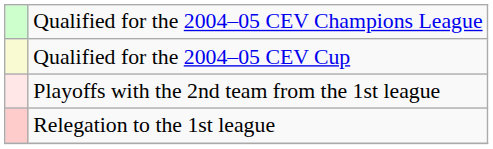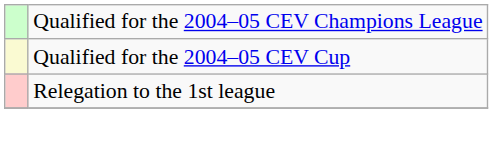- row: (237, 90)
